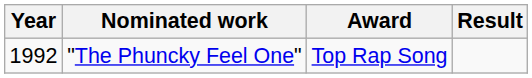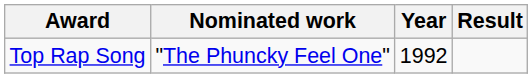columns swapped: (33, 21) <-> (380, 21)
